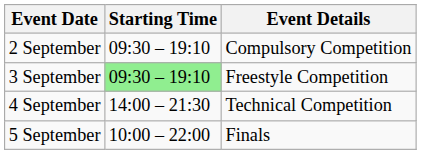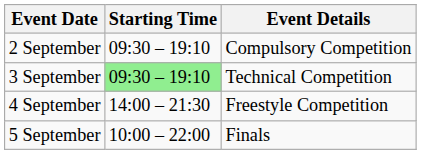(307, 76) Freestyle Competition -> (309, 76) Technical Competition
(309, 105) Technical Competition -> (307, 105) Freestyle Competition
